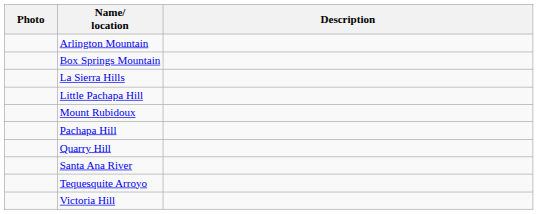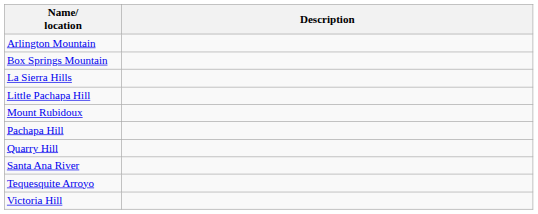- column: (31, 19)
